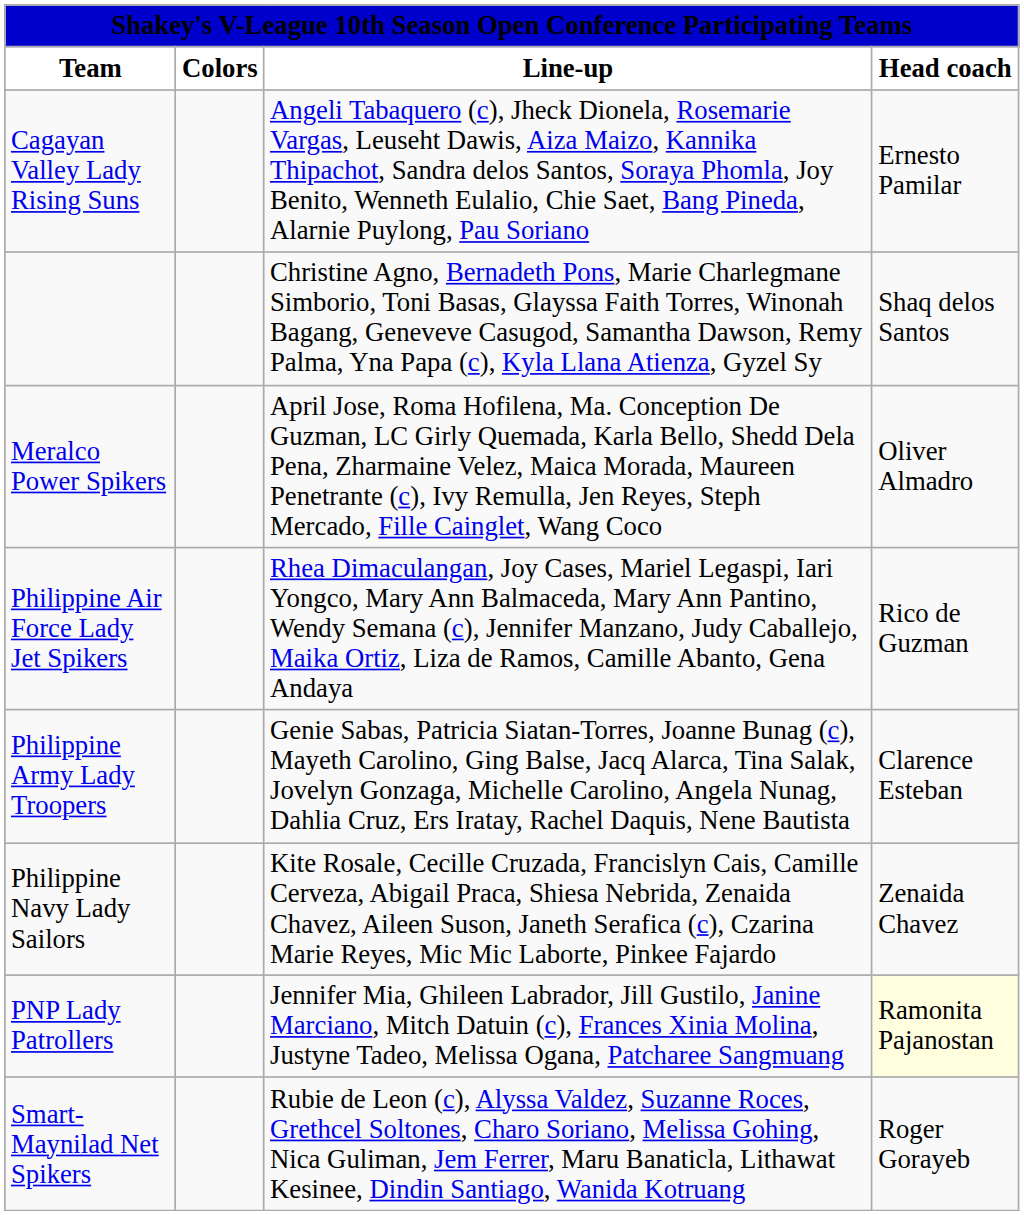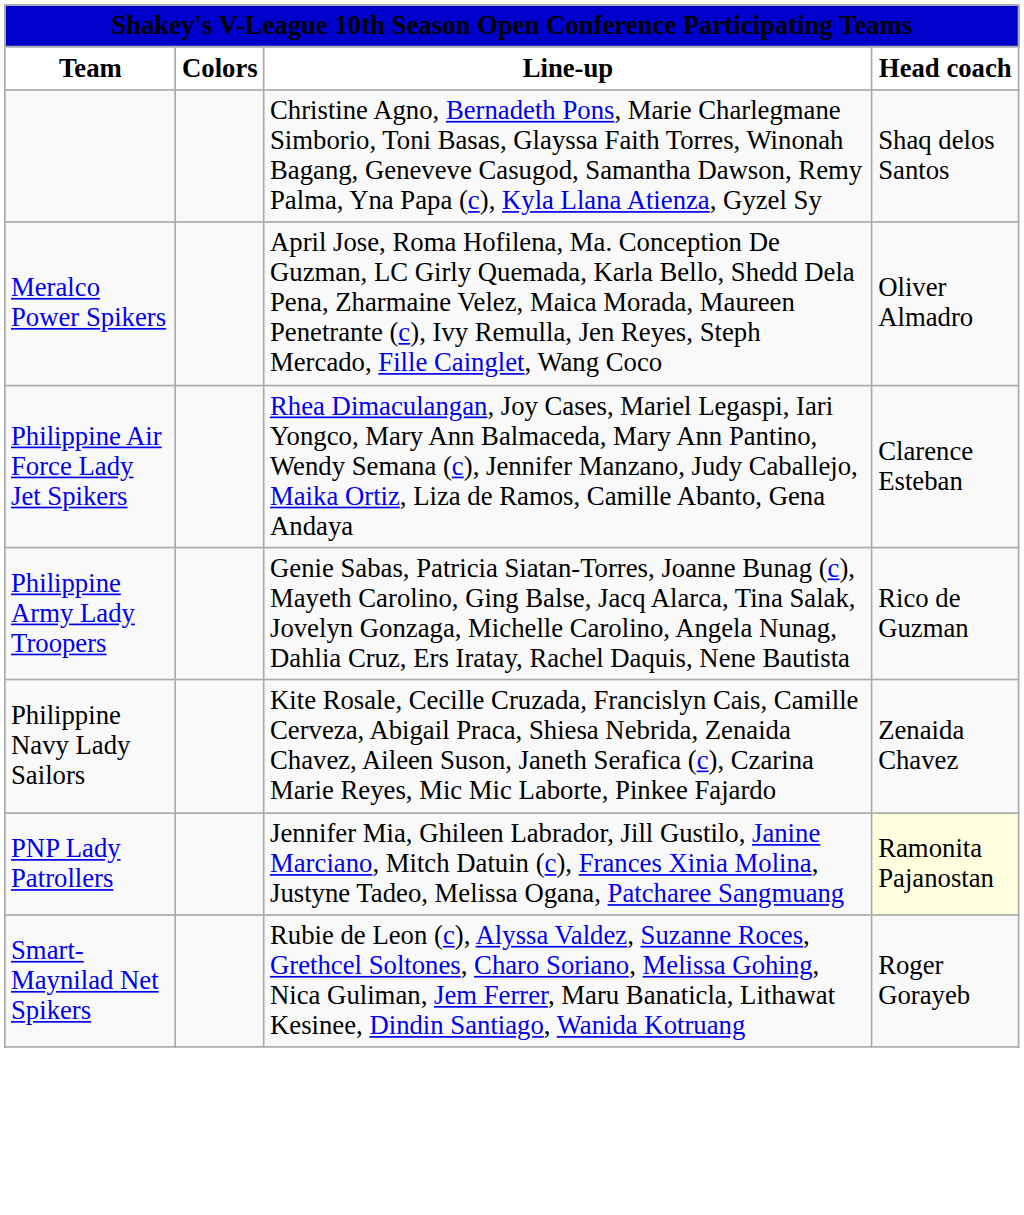- row: (76, 170)
(923, 628) Rico de Guzman -> (926, 465) Clarence Esteban
(926, 775) Clarence Esteban -> (923, 613) Rico de Guzman
